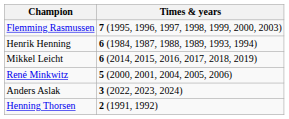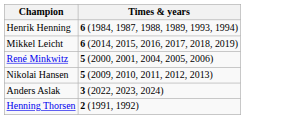- row: (51, 28)
+ row: (38, 75)
